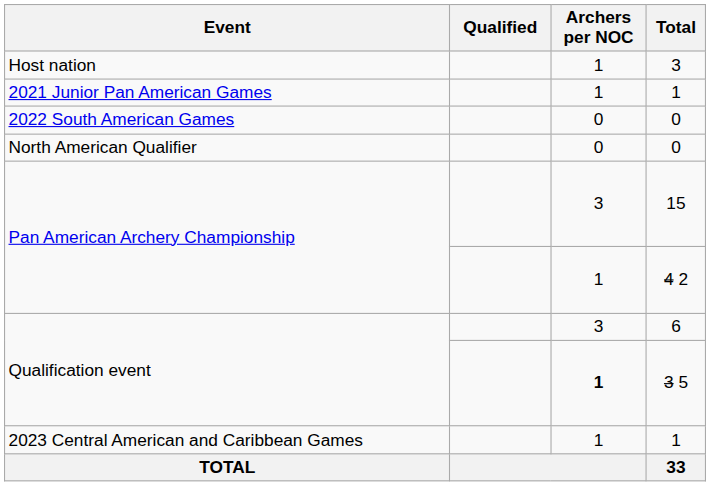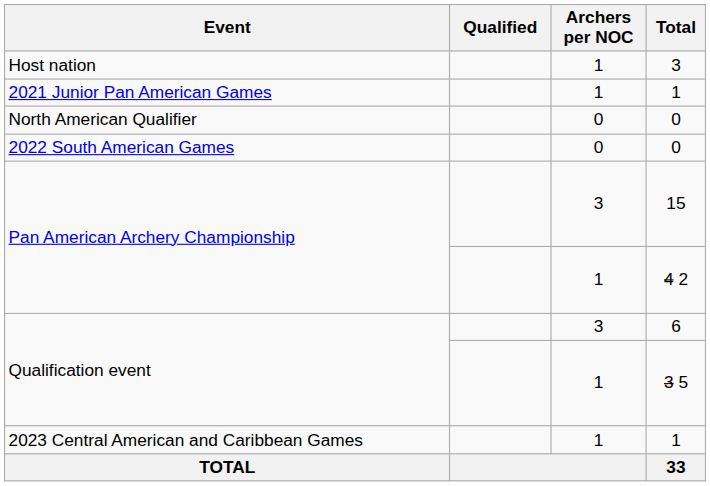rows swapped: (121, 119) <-> (103, 147)
(599, 383) bold -> (599, 383) normal
